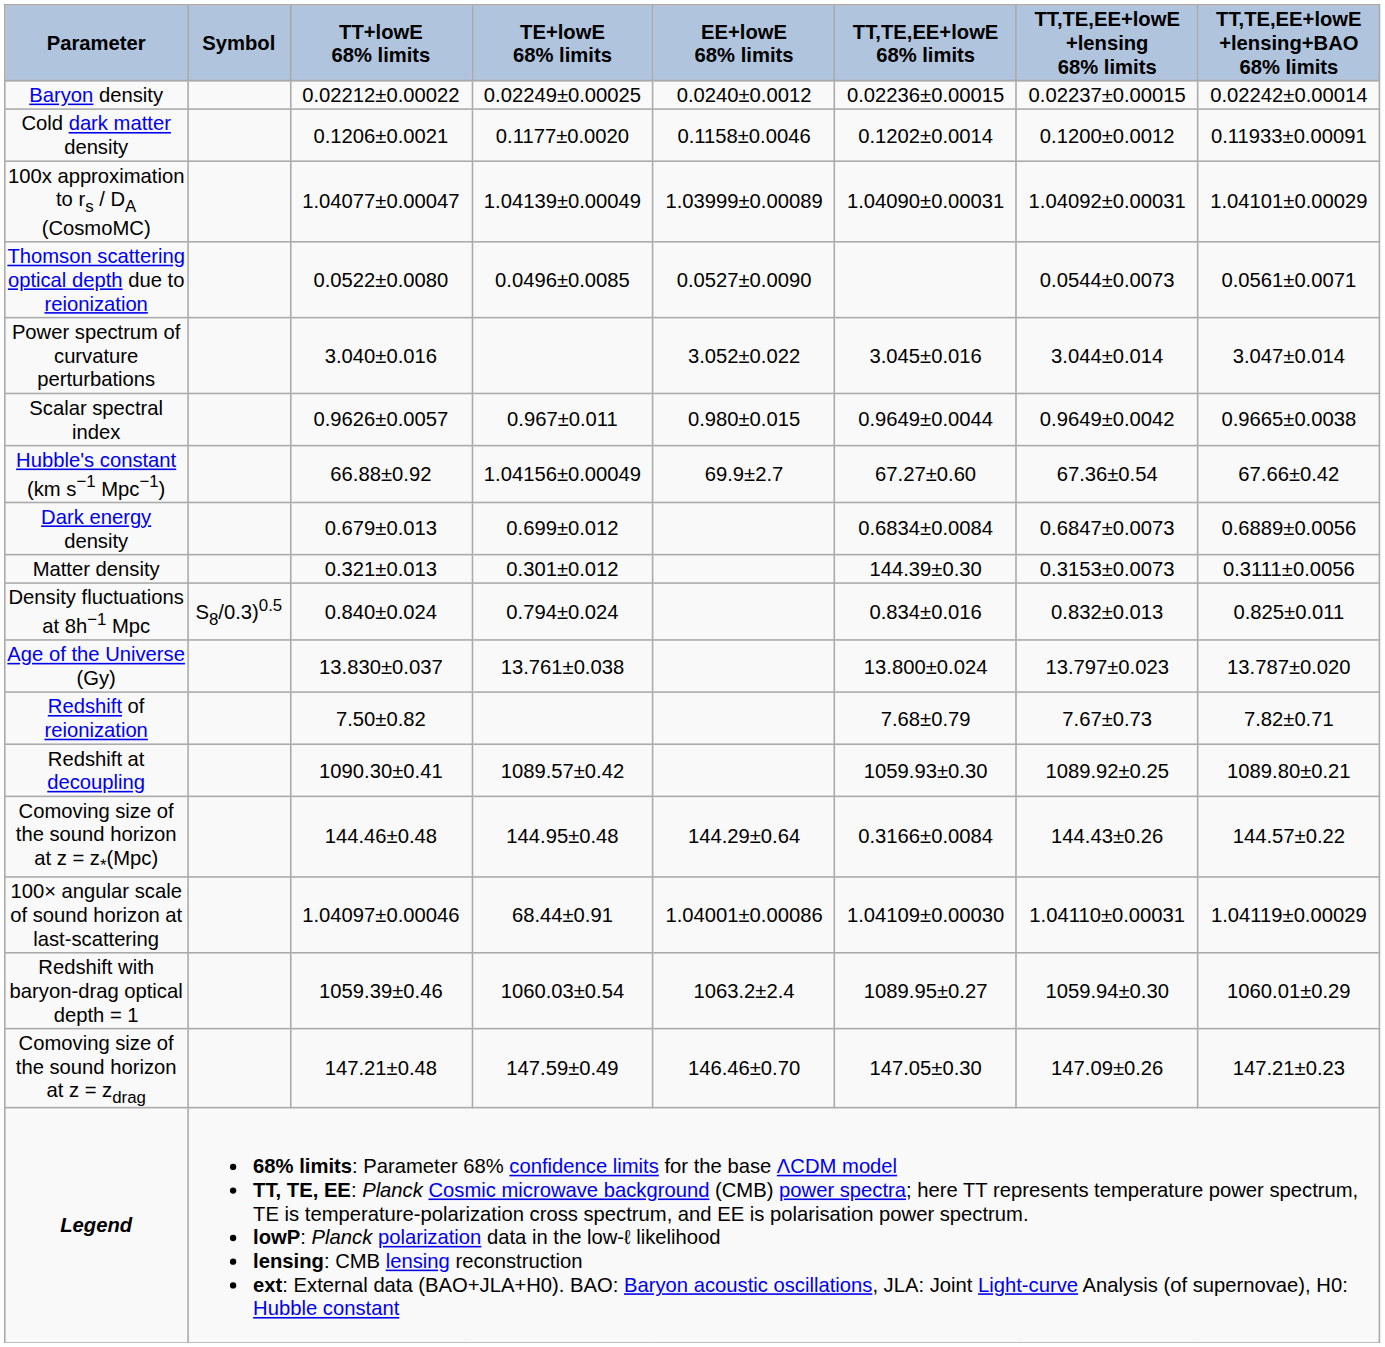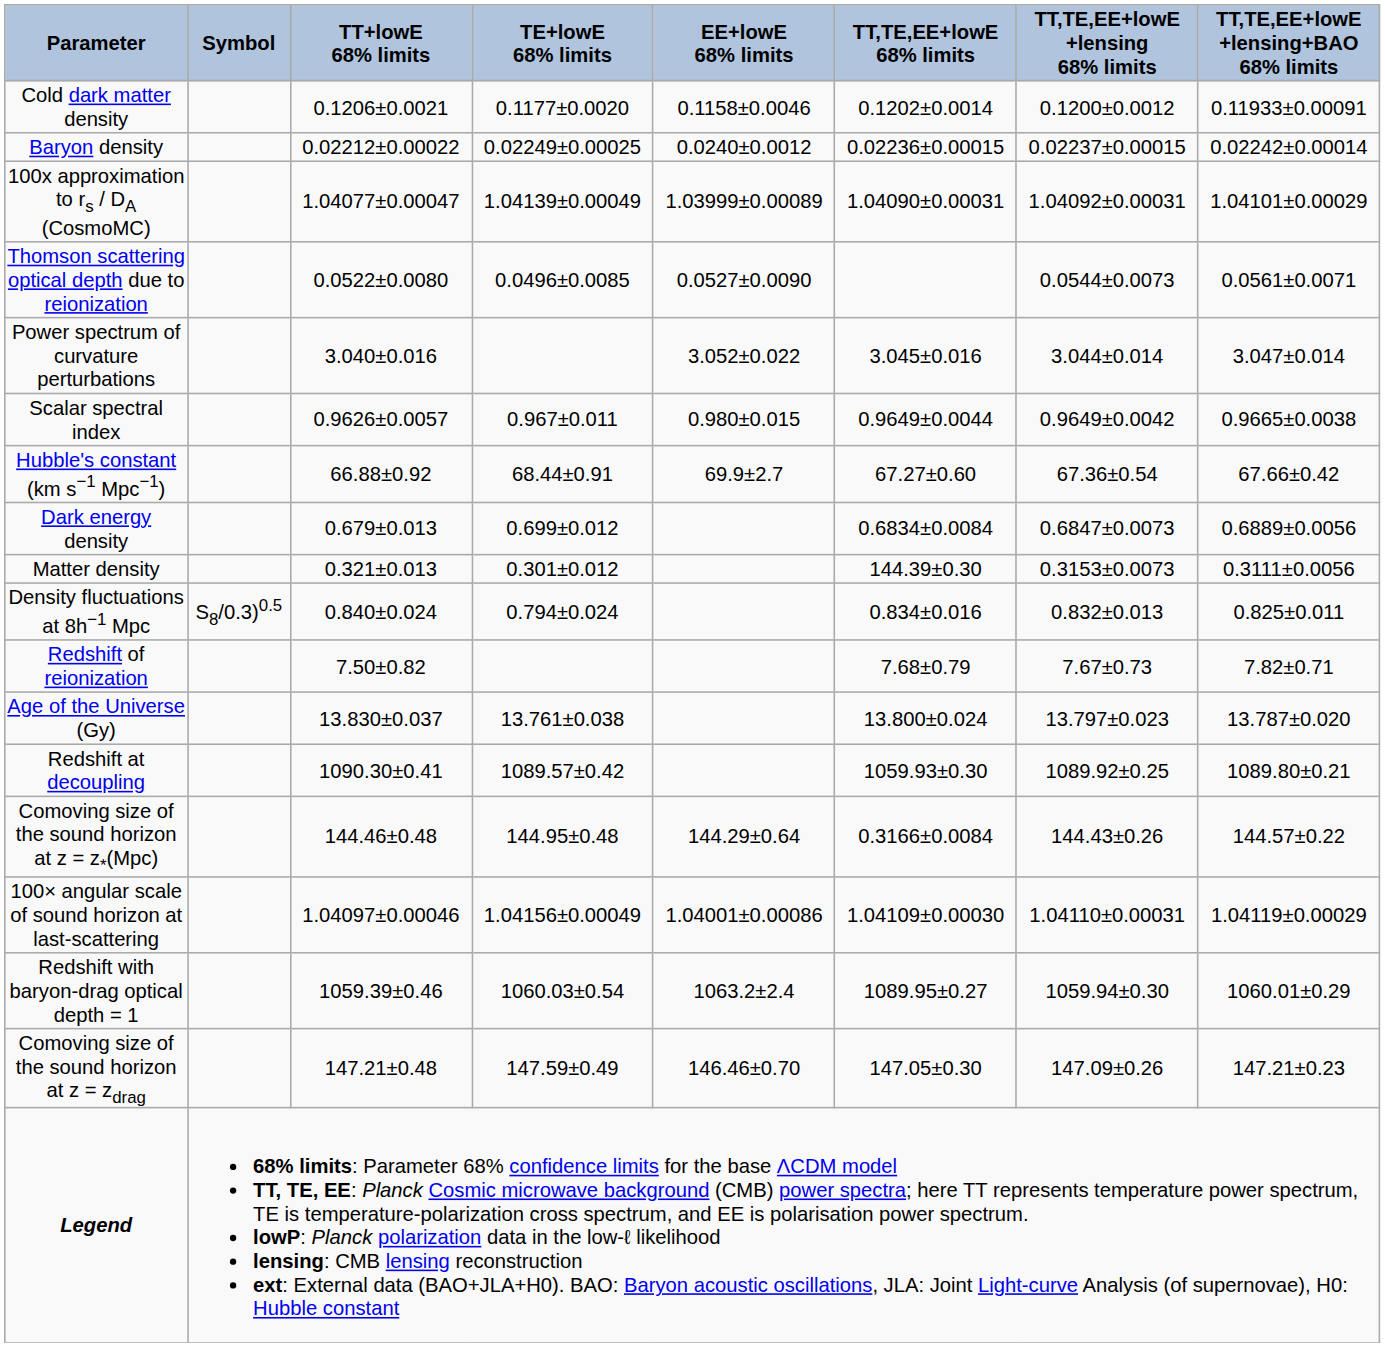rows swapped: (96, 95) <-> (96, 135)
(562, 473) 1.04156±0.00049 -> (562, 473) 68.44±0.91
rows swapped: (96, 718) <-> (96, 666)
(562, 914) 68.44±0.91 -> (562, 914) 1.04156±0.00049
